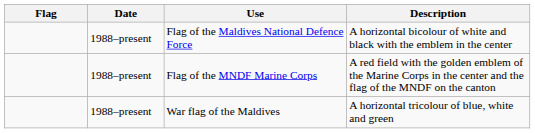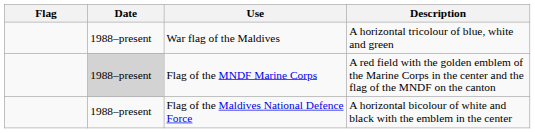rows swapped: (255, 37) <-> (223, 112)
(121, 75) no background -> (121, 75) lightgrey background
